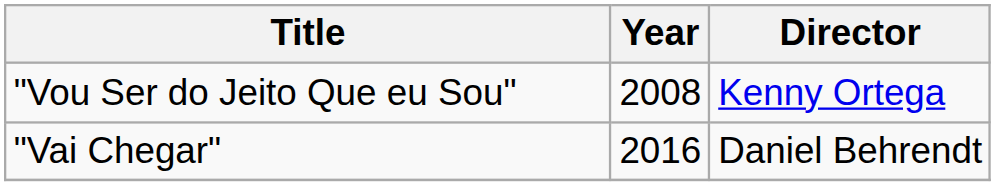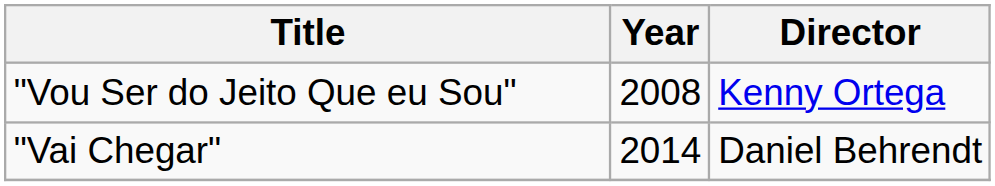(660, 150) 2016 -> (660, 150) 2014
